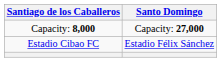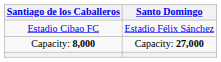rows swapped: (63, 44) <-> (63, 28)
